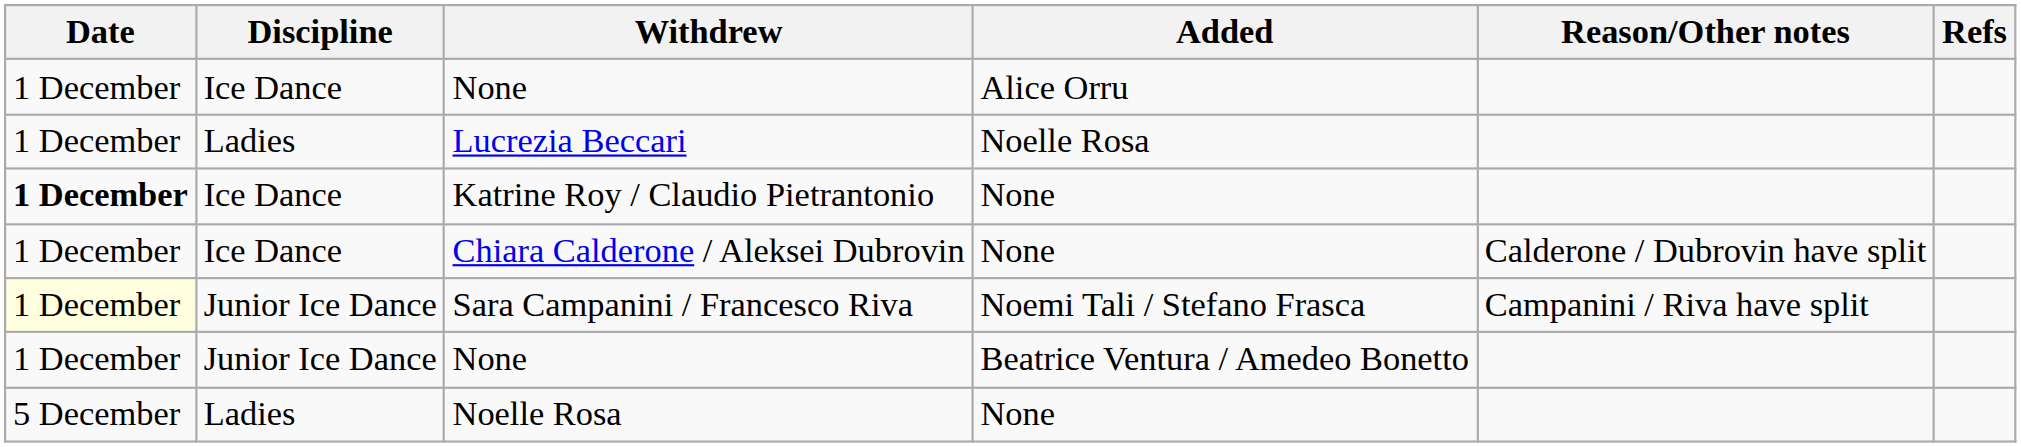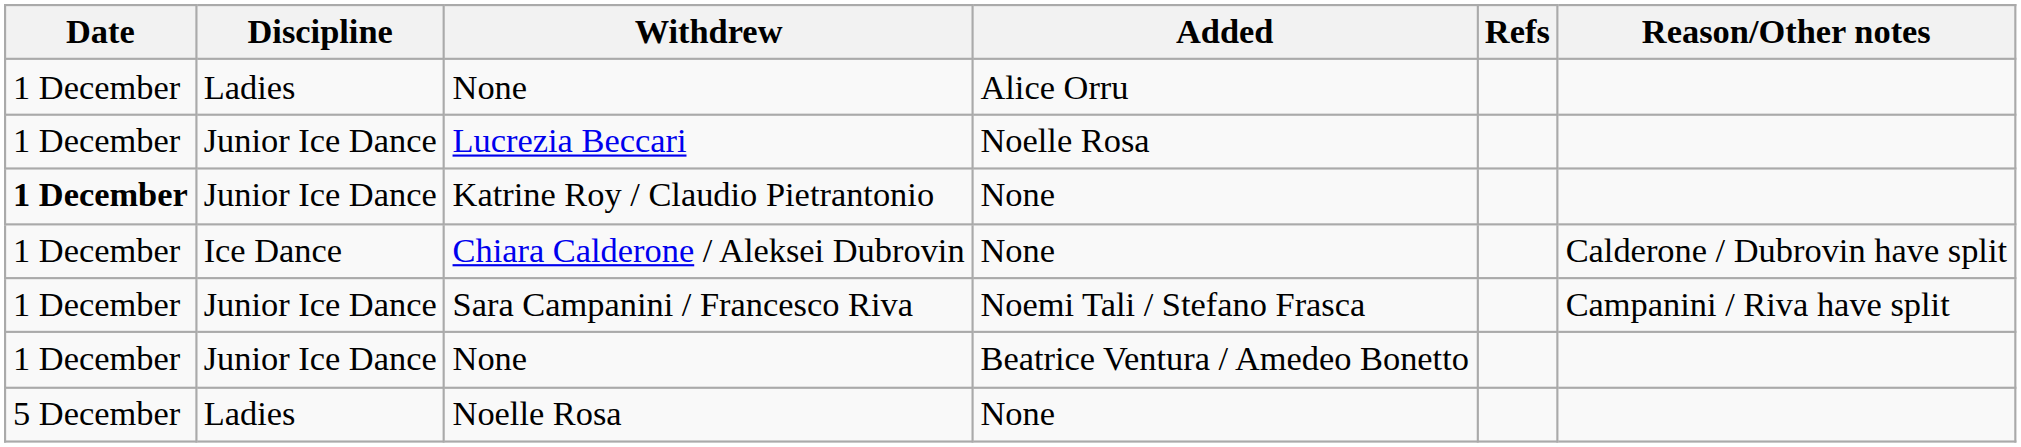columns swapped: (1705, 31) <-> (1975, 31)
(273, 86) Ice Dance -> (250, 86) Ladies
(250, 140) Ladies -> (320, 140) Junior Ice Dance
(273, 195) Ice Dance -> (320, 195) Junior Ice Dance
(97, 304) lightyellow background -> (97, 304) no background
